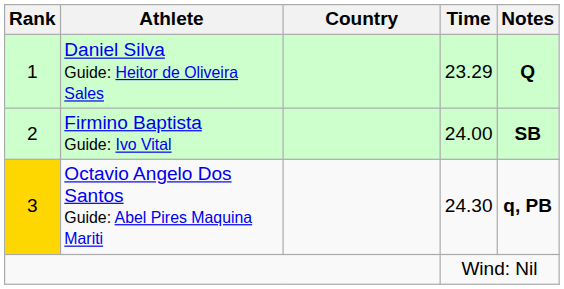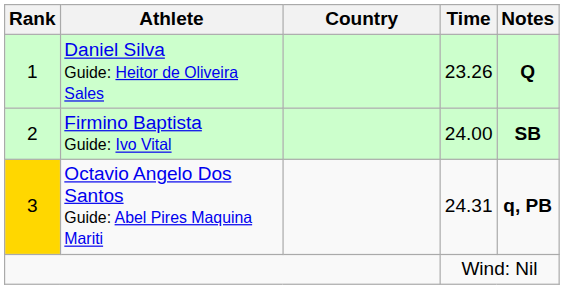(469, 71) 23.29 -> (469, 71) 23.26
(469, 206) 24.30 -> (469, 206) 24.31
